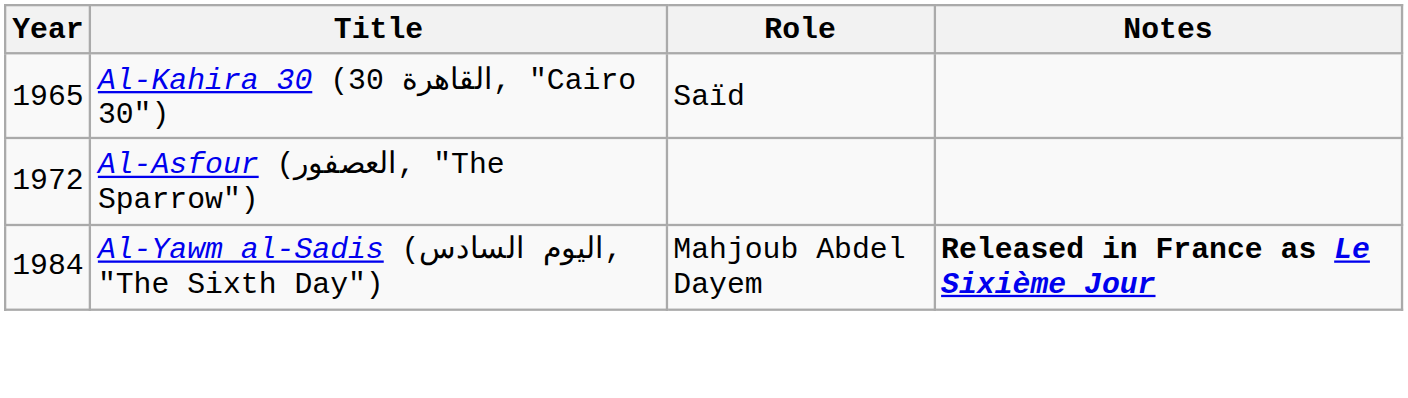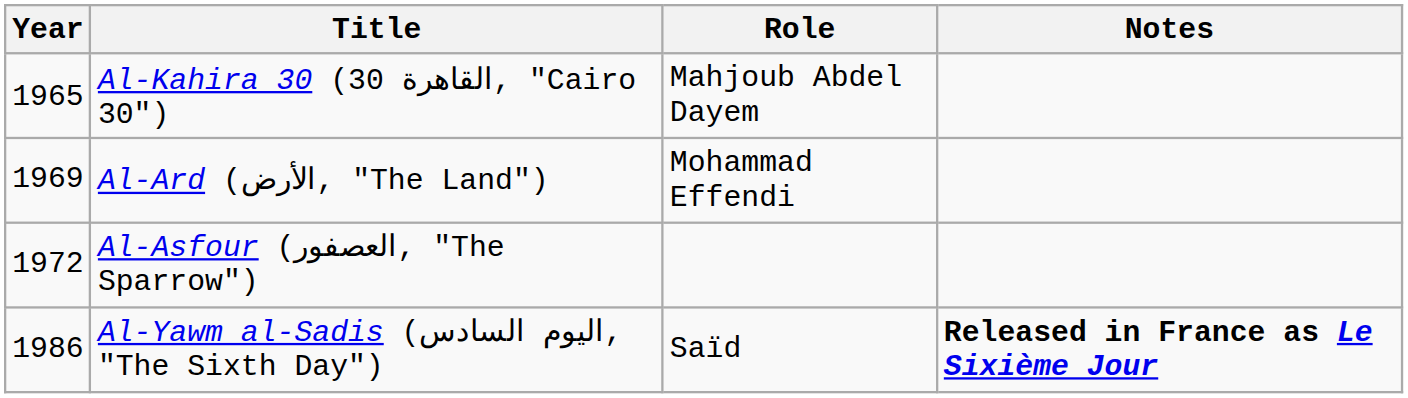(709, 96) Saïd -> (786, 96) Mahjoub Abdel Dayem
+ row: (323, 181)
(48, 267) 1984 -> (48, 349) 1986
(789, 267) Mahjoub Abdel Dayem -> (706, 349) Saïd
